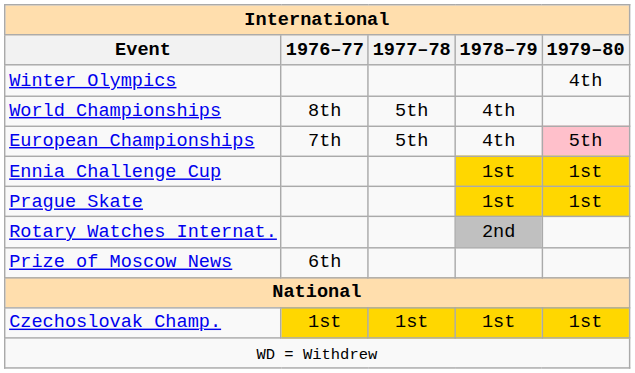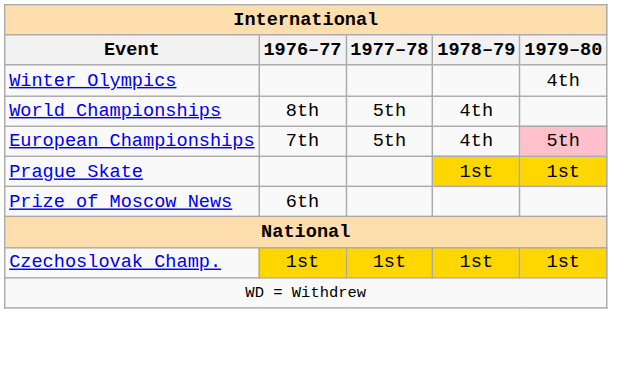- row: (115, 171)
- row: (143, 232)
